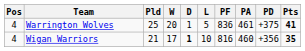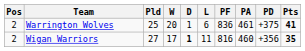(14, 25) 4 -> (14, 25) 2
(206, 25) 5 -> (206, 25) 6
(14, 39) 4 -> (14, 39) 2
(153, 39) 21 -> (153, 39) 27
(206, 39) 10 -> (206, 39) 11
